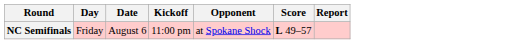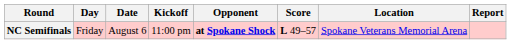+ column: (394, 13)
(233, 30) normal -> (236, 30) bold
